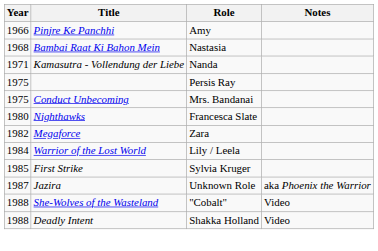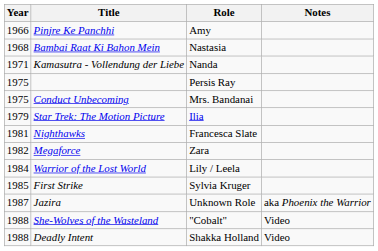+ row: (99, 116)
(18, 116) 1980 -> (18, 133) 1981
